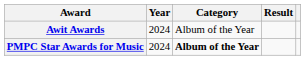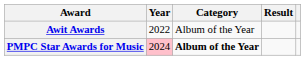(159, 30) 2024 -> (159, 30) 2022
(159, 47) no background -> (159, 47) pink background
